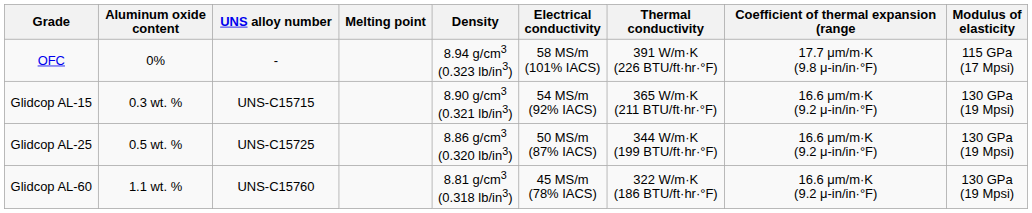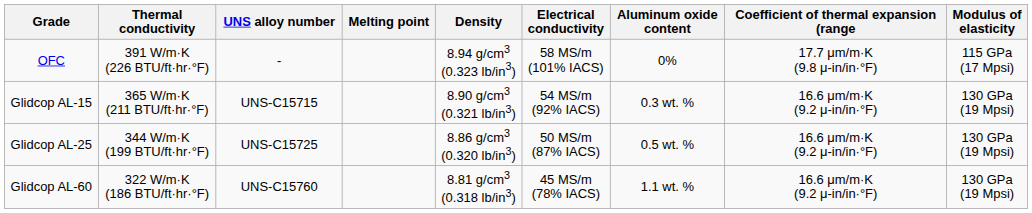columns swapped: (156, 22) <-> (666, 22)
